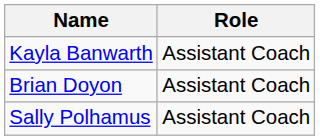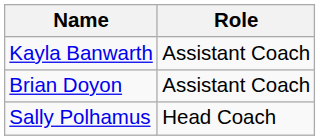(236, 118) Assistant Coach -> (219, 118) Head Coach
